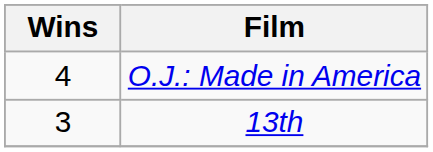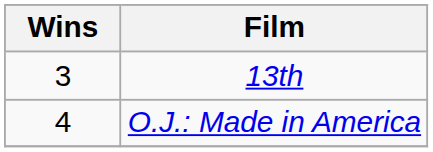rows swapped: (274, 75) <-> (274, 122)
